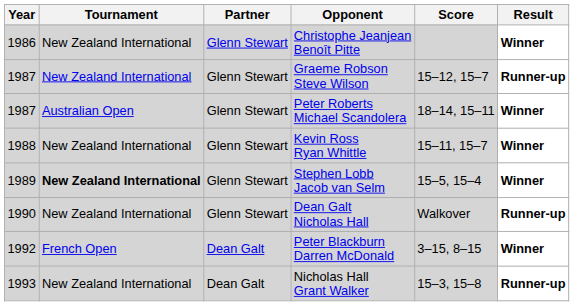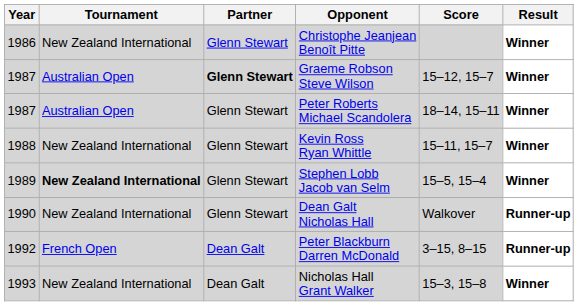(117, 77) New Zealand International -> (88, 77) Australian Open
(247, 77) normal -> (250, 77) bold
(533, 77) Runner-up -> (527, 77) Winner
(522, 249) Winner -> (538, 249) Runner-up
(533, 284) Runner-up -> (527, 284) Winner
